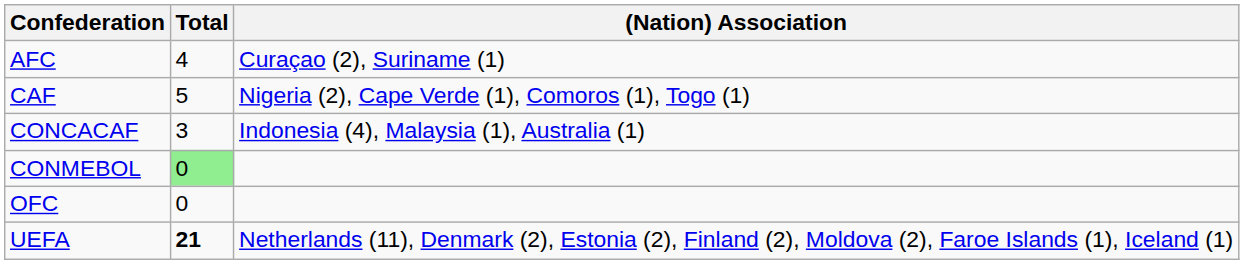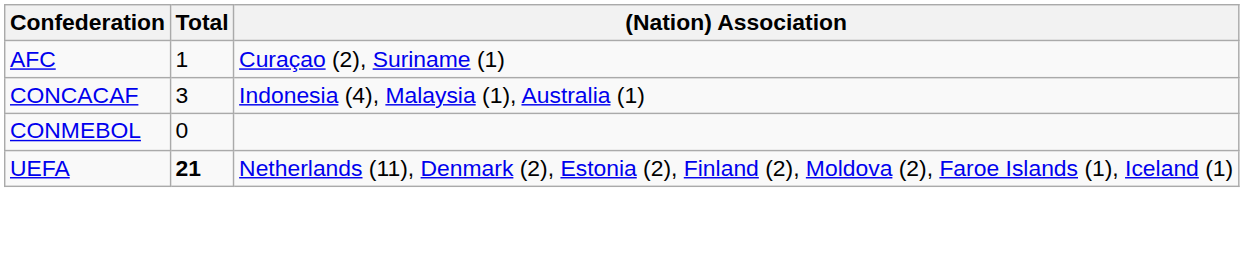(182, 58) 4 -> (182, 58) 1
- row: (33, 95)
(182, 167) lightgreen background -> (182, 131) no background
- row: (34, 204)
